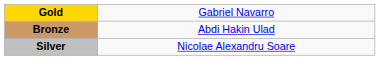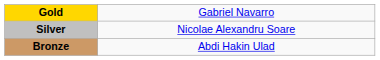rows swapped: (51, 47) <-> (51, 30)
